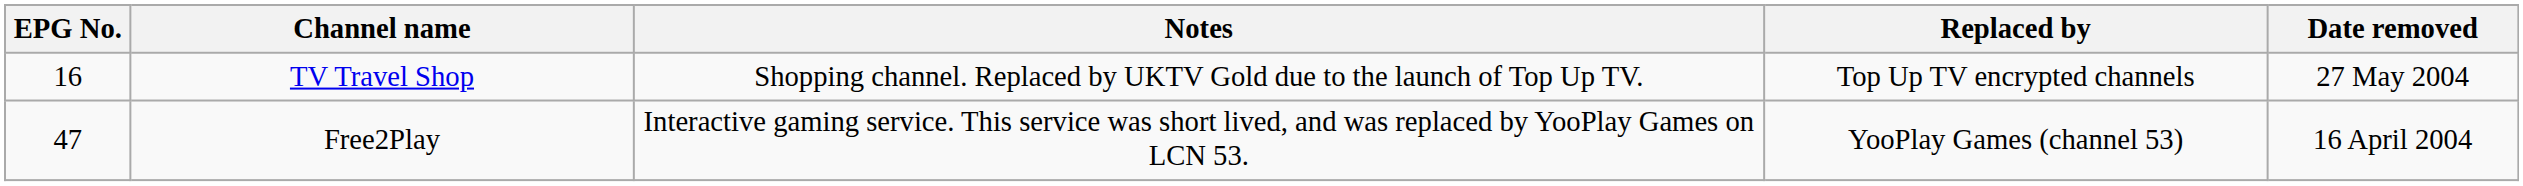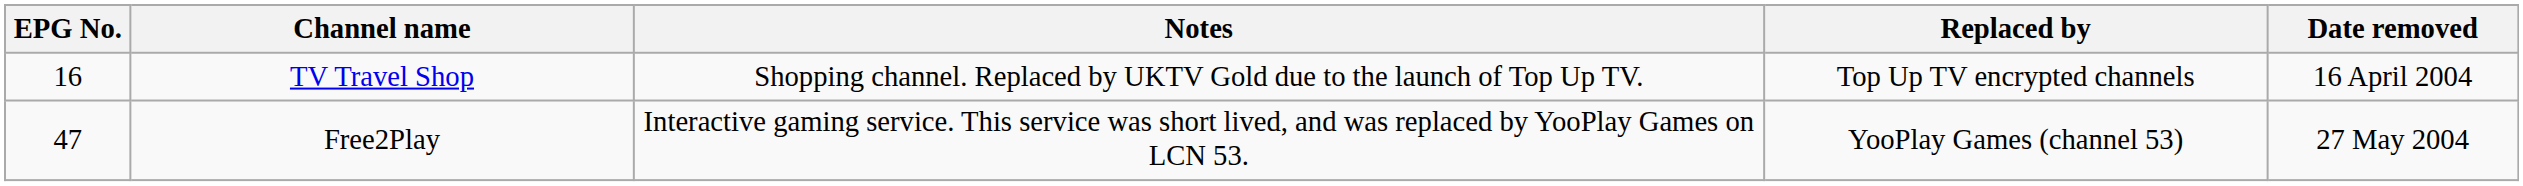(2393, 75) 27 May 2004 -> (2393, 75) 16 April 2004
(2393, 139) 16 April 2004 -> (2393, 139) 27 May 2004
